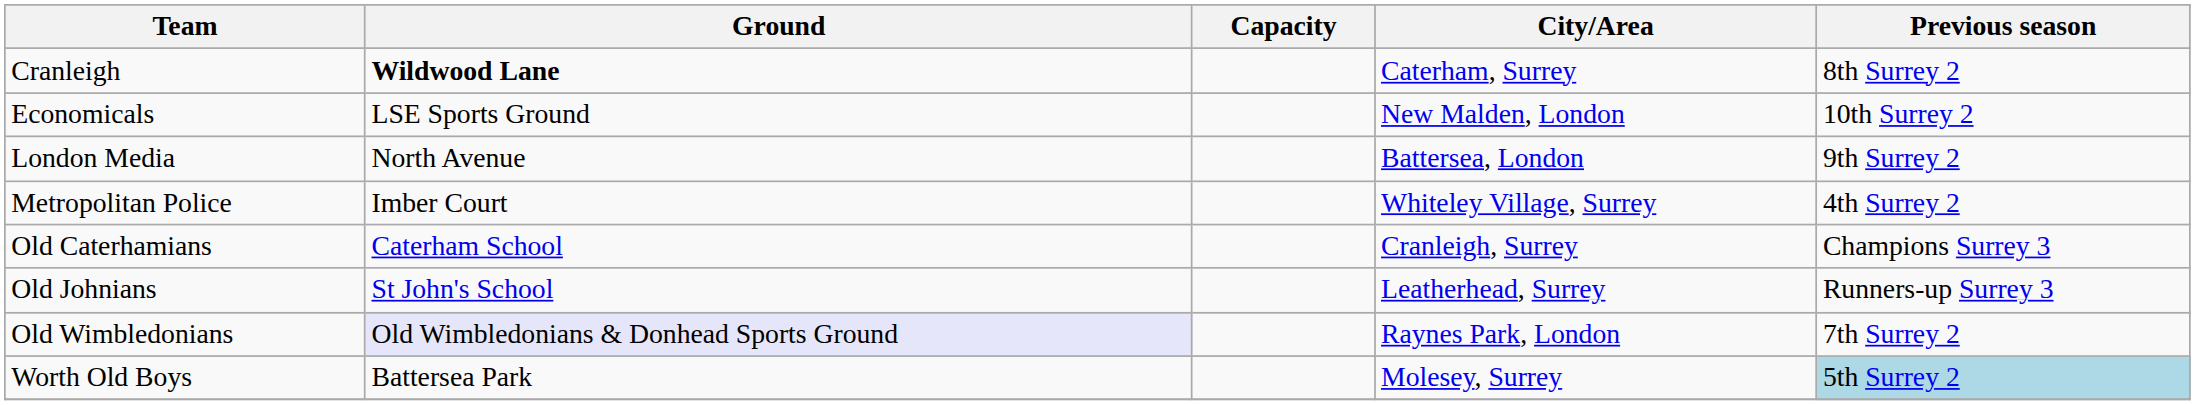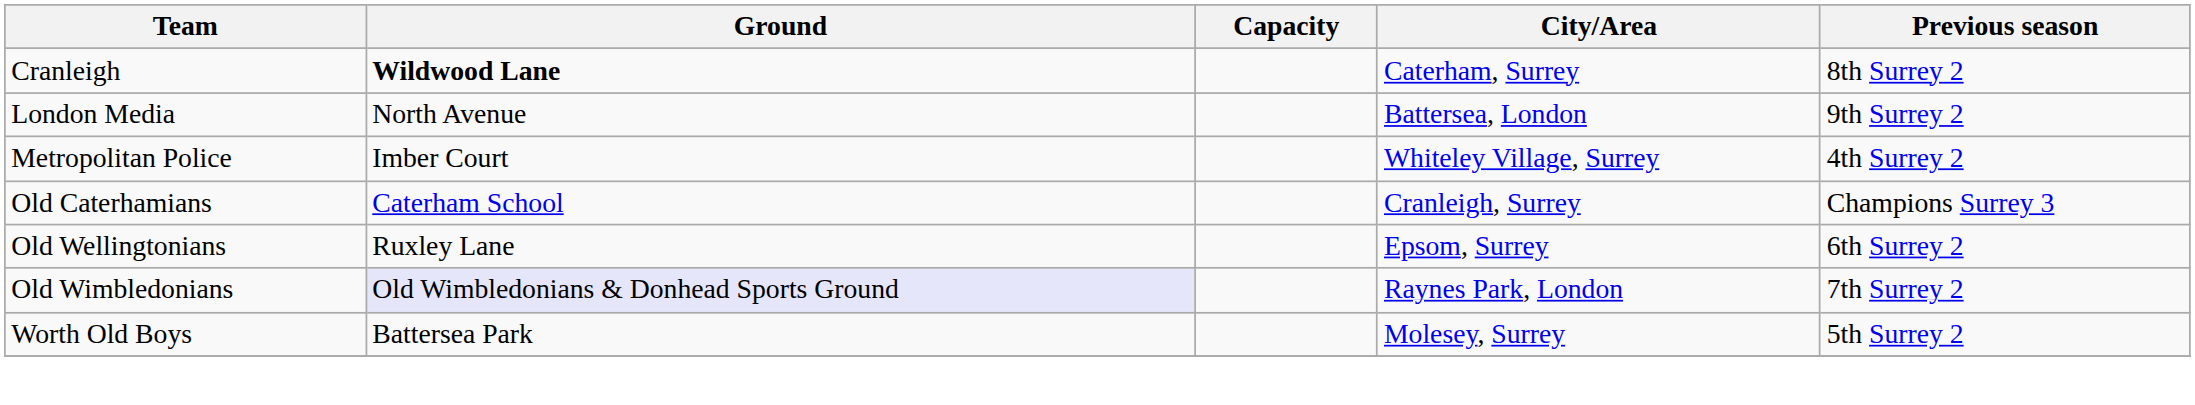- row: (83, 114)
- row: (84, 289)
+ row: (119, 245)
(1891, 377) lightblue background -> (1895, 333) no background
